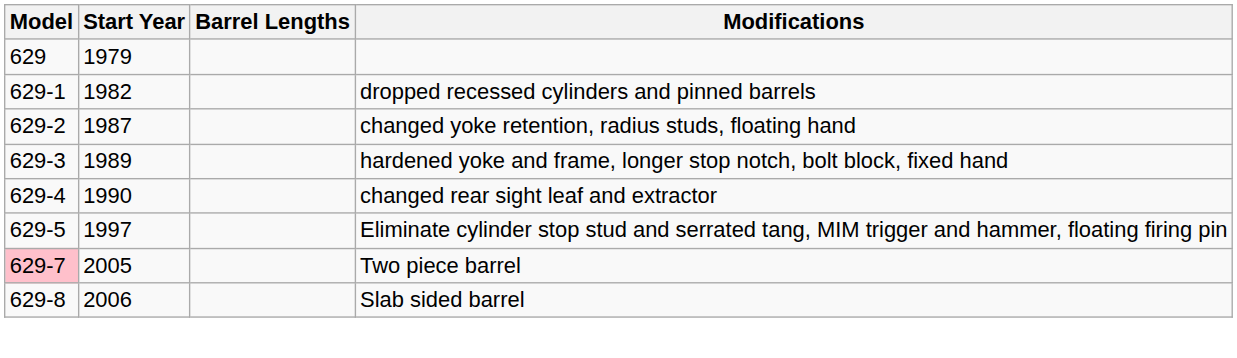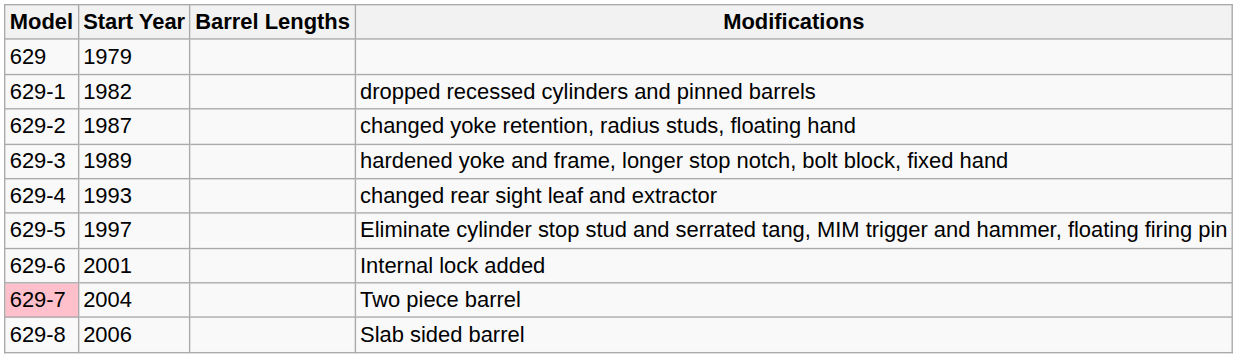(108, 195) 1990 -> (108, 195) 1993
+ row: (453, 265)
(108, 265) 2005 -> (108, 299) 2004
